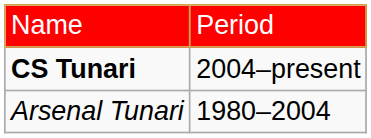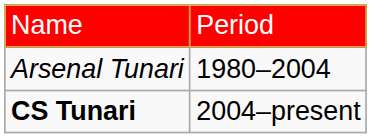rows swapped: (97, 111) <-> (74, 68)
